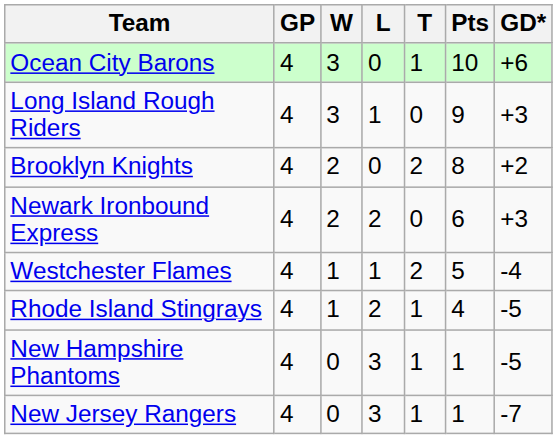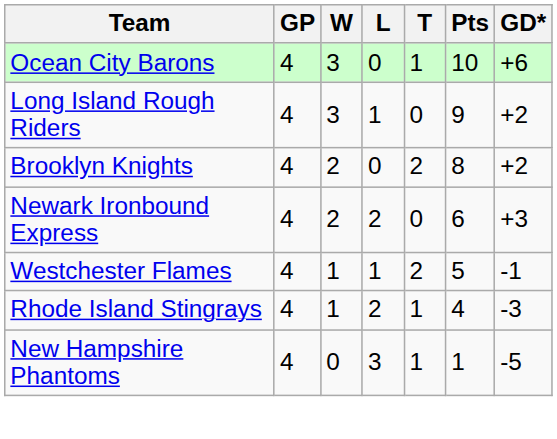(514, 114) +3 -> (514, 114) +2
(511, 271) -4 -> (511, 271) -1
(511, 309) -5 -> (511, 309) -3
- row: (123, 414)
